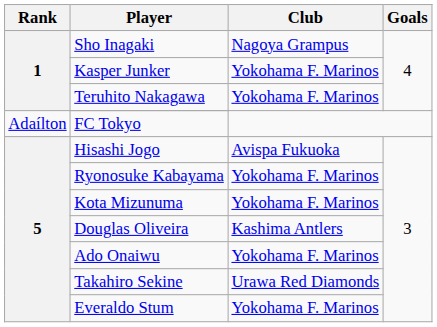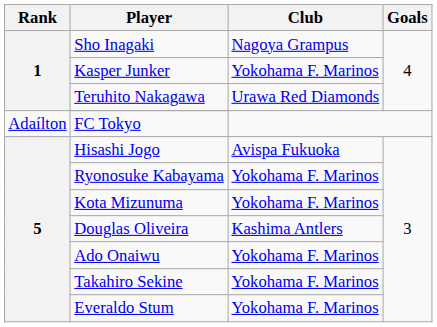(305, 96) Yokohama F. Marinos -> (305, 96) Urawa Red Diamonds
(305, 281) Urawa Red Diamonds -> (305, 281) Yokohama F. Marinos
